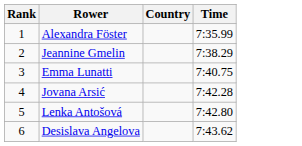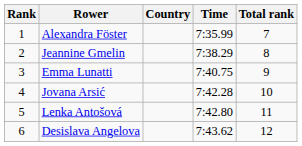+ column: (266, 14)
